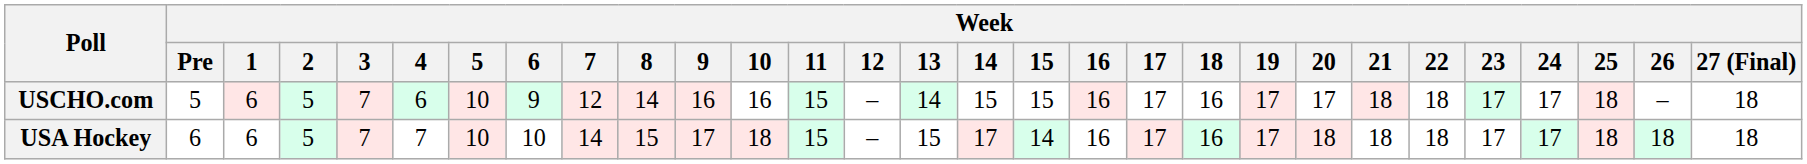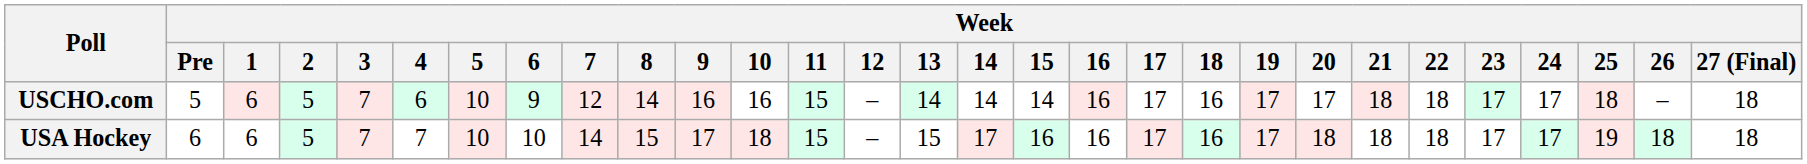(985, 100) 15 -> (985, 100) 14
(1042, 100) 15 -> (1042, 100) 14
(1042, 138) 14 -> (1042, 138) 16
(1606, 138) 18 -> (1606, 138) 19
